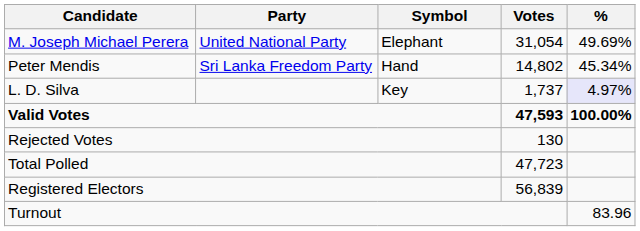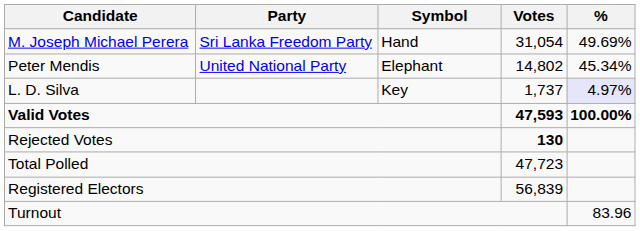(273, 41) United National Party -> (286, 41) Sri Lanka Freedom Party
(412, 41) Elephant -> (400, 41) Hand
(286, 66) Sri Lanka Freedom Party -> (273, 66) United National Party
(400, 66) Hand -> (412, 66) Elephant
(550, 139) normal -> (550, 139) bold
